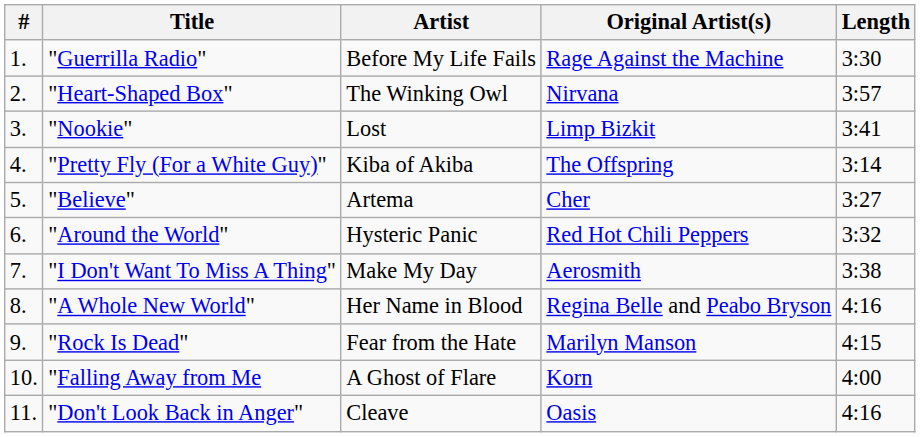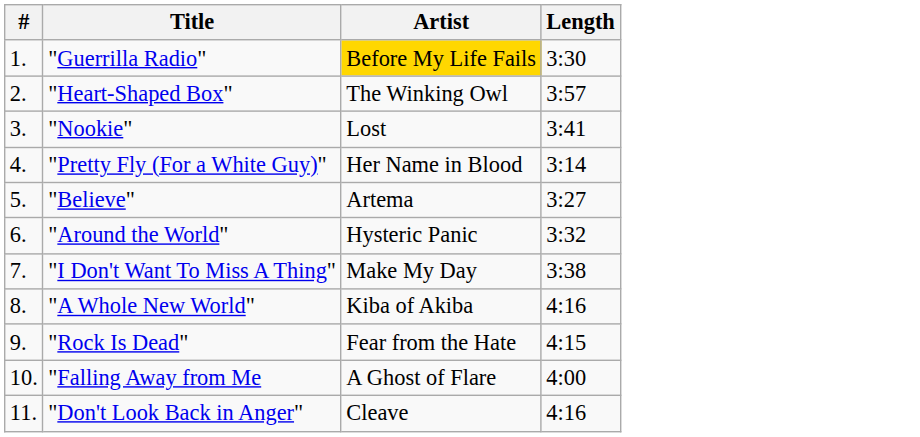- column: (689, 22)
(441, 57) no background -> (441, 57) gold background
(410, 164) Kiba of Akiba -> (434, 164) Her Name in Blood
(434, 306) Her Name in Blood -> (410, 306) Kiba of Akiba
